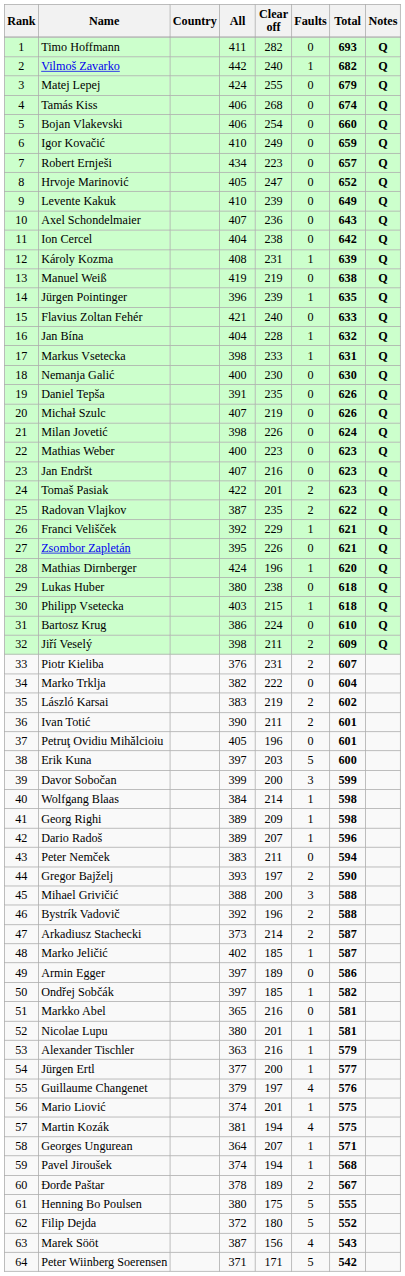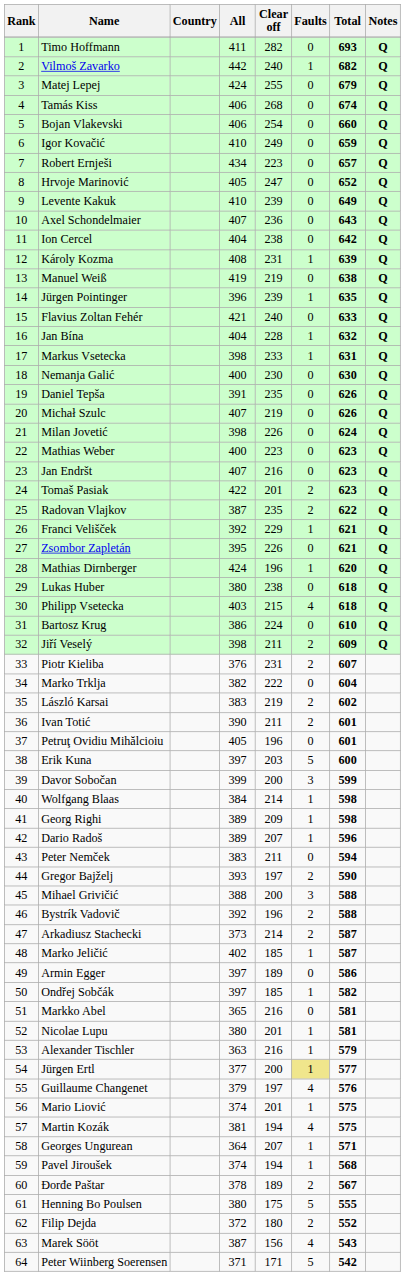(311, 606) 1 -> (311, 606) 4
(311, 1069) no background -> (311, 1069) khaki background
(311, 1223) 5 -> (311, 1223) 2
